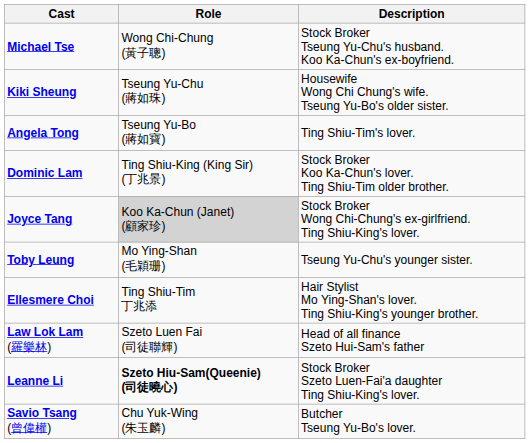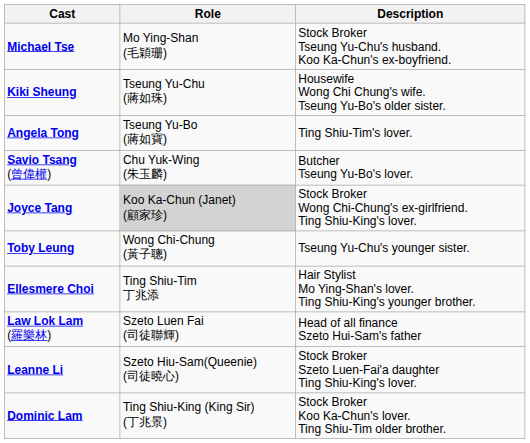(167, 45) Wong Chi-Chung (黃子聰) -> (161, 45) Mo Ying-Shan (毛穎珊)
rows swapped: (45, 173) <-> (42, 420)
(159, 259) Mo Ying-Shan (毛穎珊) -> (169, 247) Wong Chi-Chung (黃子聰)
(191, 380) bold -> (190, 369) normal
